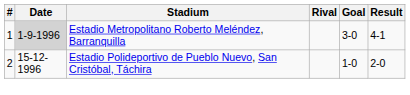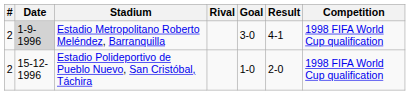+ column: (354, 12)
(10, 35) 1 -> (10, 35) 2
